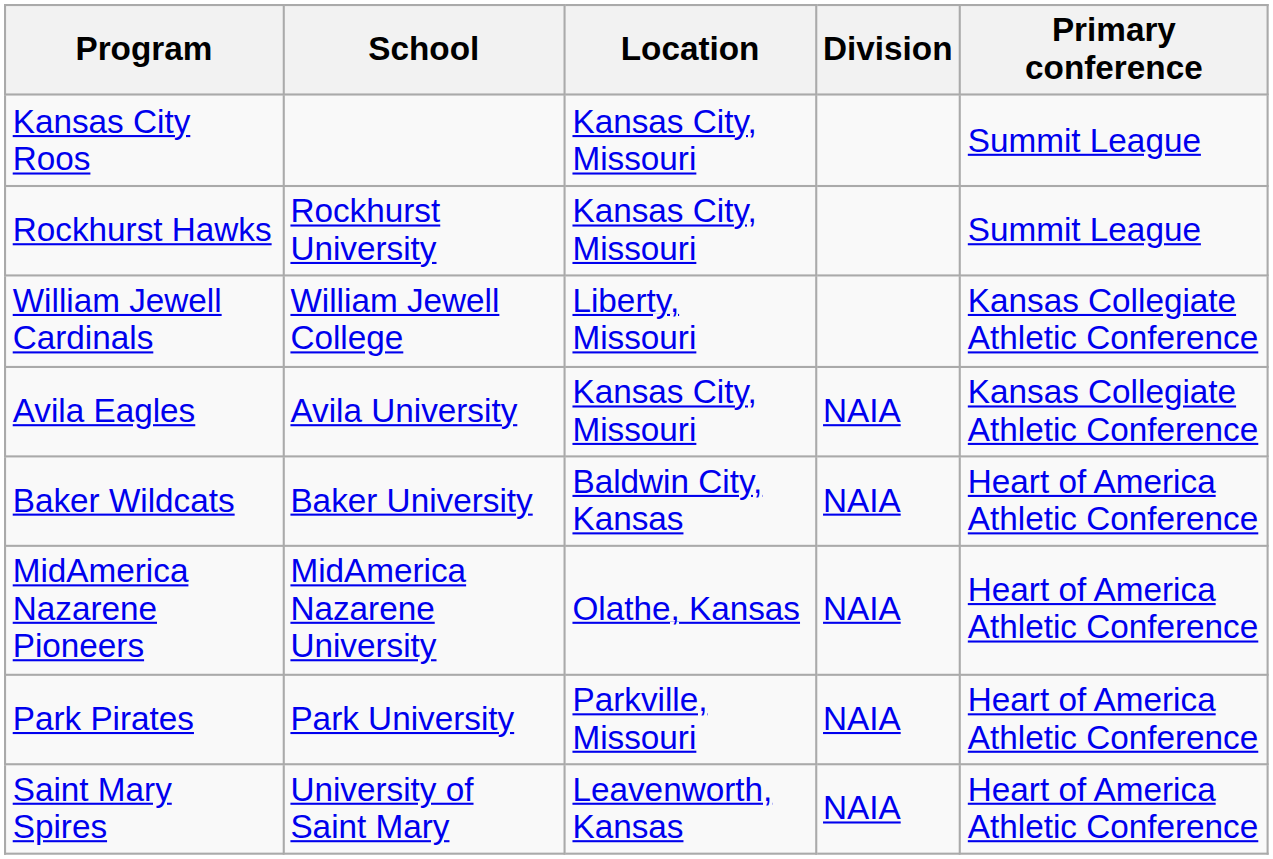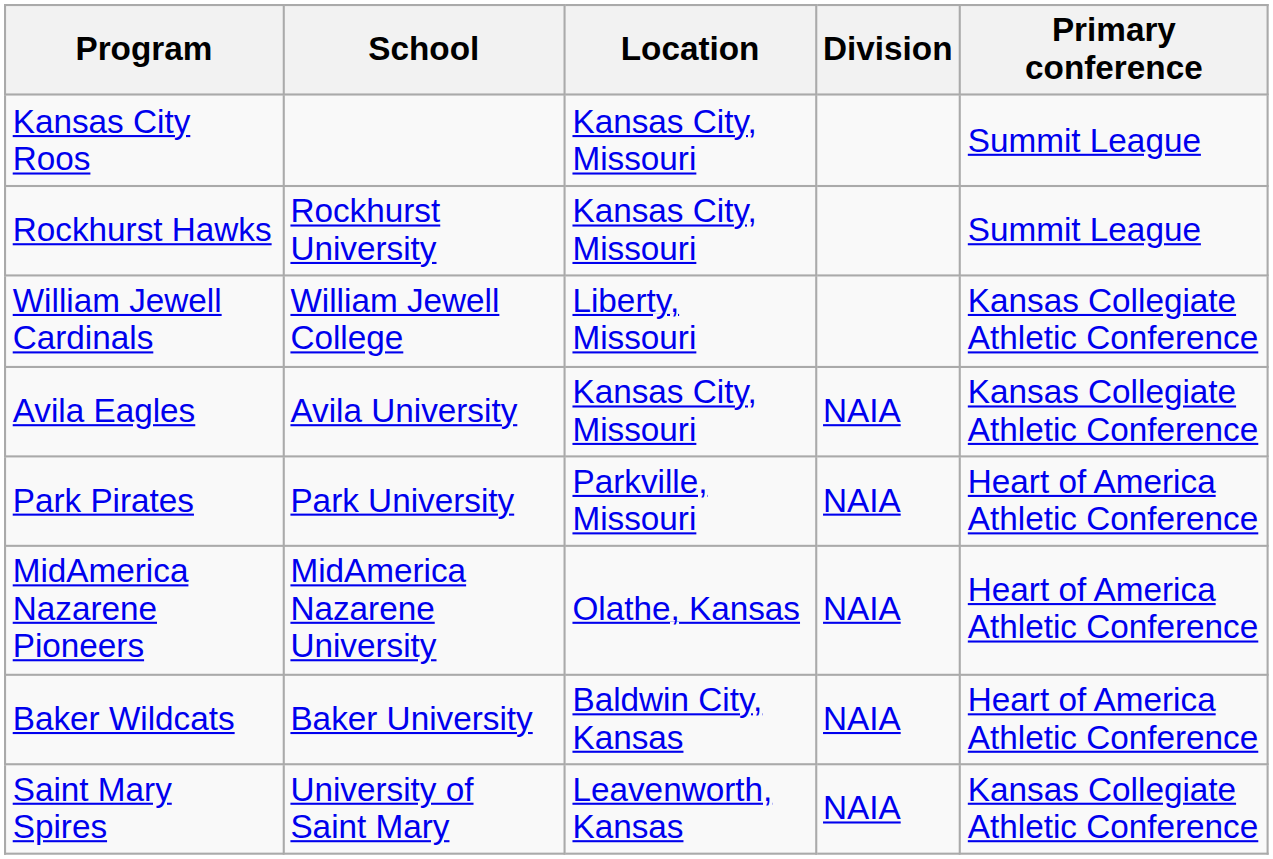rows swapped: (124, 500) <-> (103, 718)
(1113, 808) Heart of America Athletic Conference -> (1113, 808) Kansas Collegiate Athletic Conference
